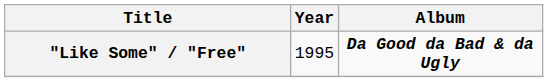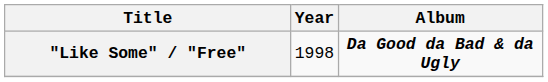(314, 54) 1995 -> (314, 54) 1998
